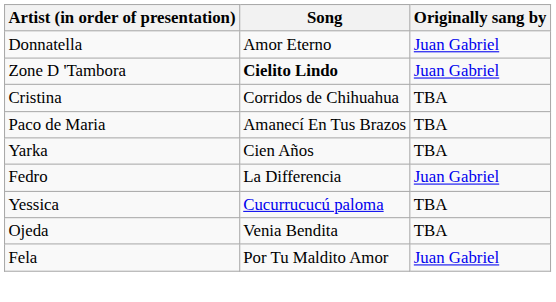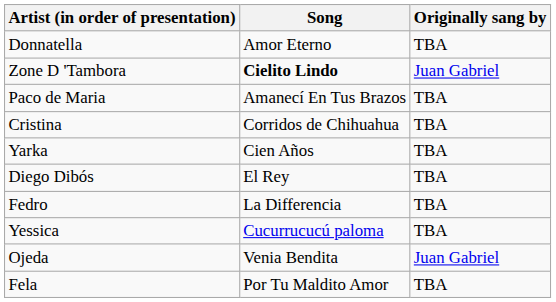(457, 44) Juan Gabriel -> (431, 44) TBA
rows swapped: (57, 124) <-> (35, 97)
+ row: (51, 177)
(457, 177) Juan Gabriel -> (431, 204) TBA
(431, 230) TBA -> (457, 257) Juan Gabriel
(457, 257) Juan Gabriel -> (431, 284) TBA
